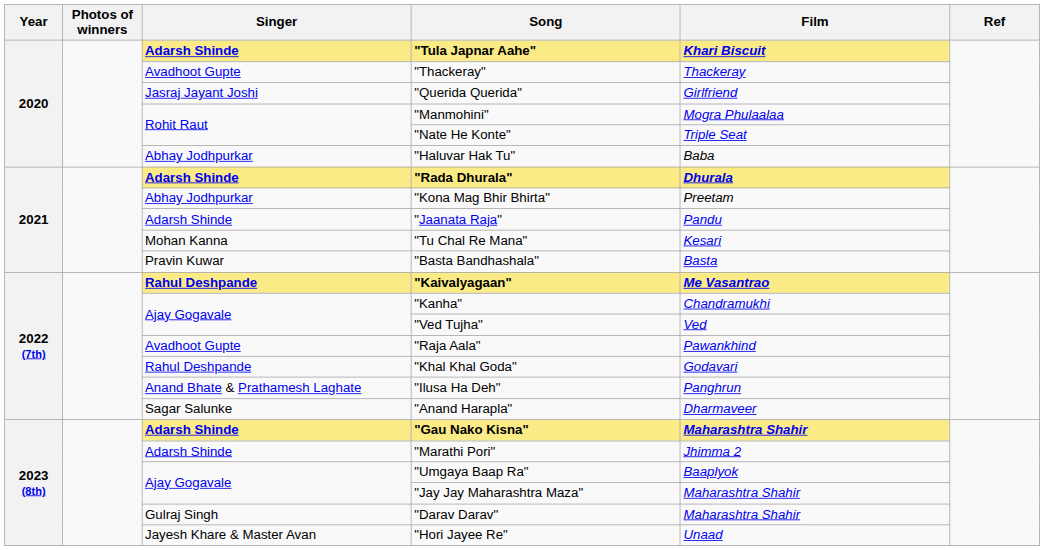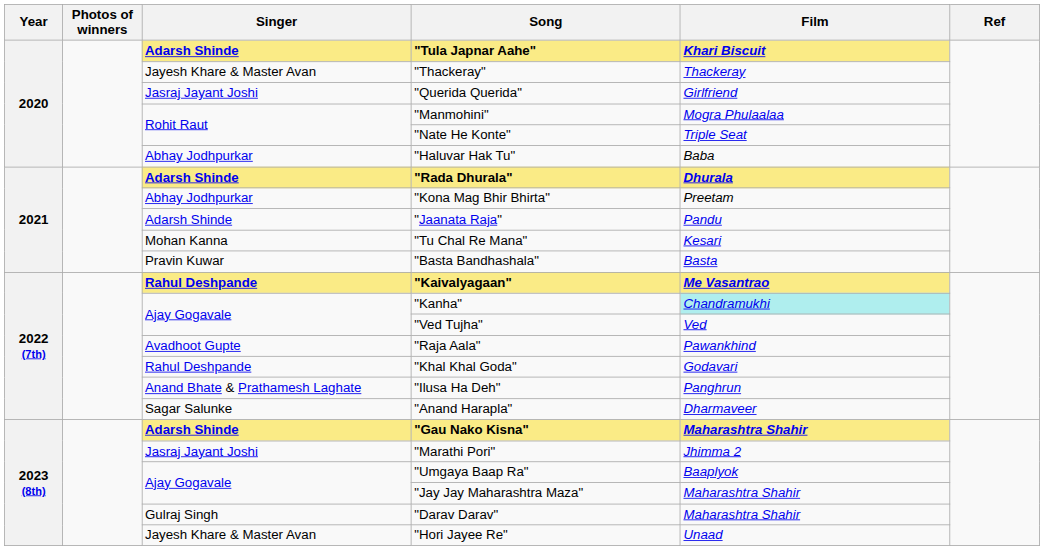(193, 72) Avadhoot Gupte -> (231, 72) Jayesh Khare & Master Avan
(727, 303) no background -> (727, 303) paleturquoise background
(189, 451) Adarsh Shinde -> (201, 451) Jasraj Jayant Joshi
